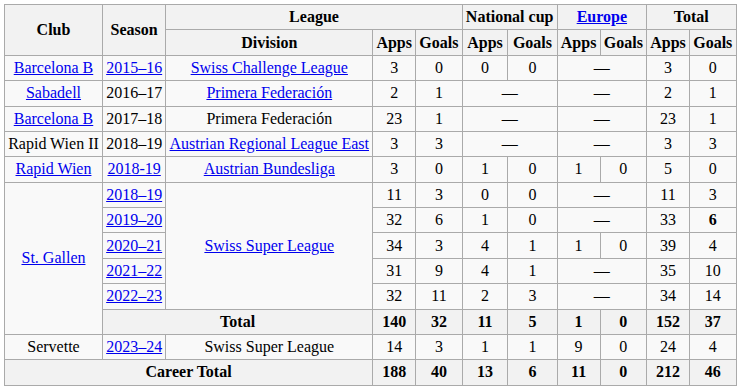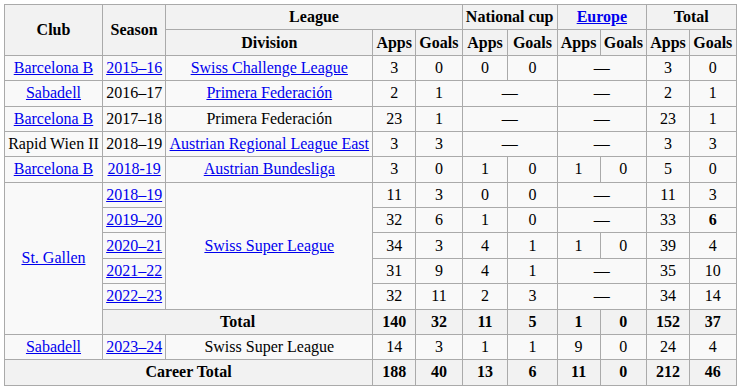(53, 169) Rapid Wien -> (53, 169) Barcelona B
(53, 347) Servette -> (53, 347) Sabadell
